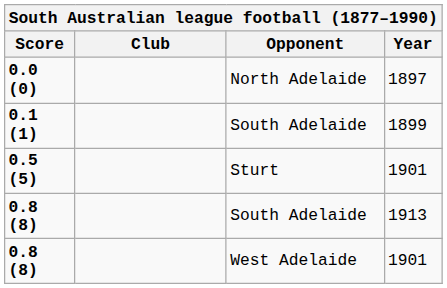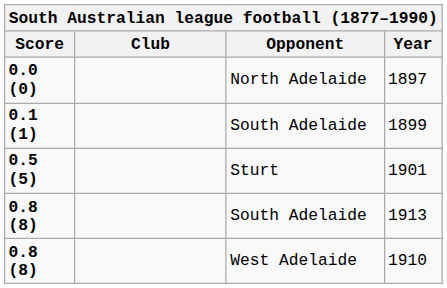(407, 261) 1901 -> (407, 261) 1910
